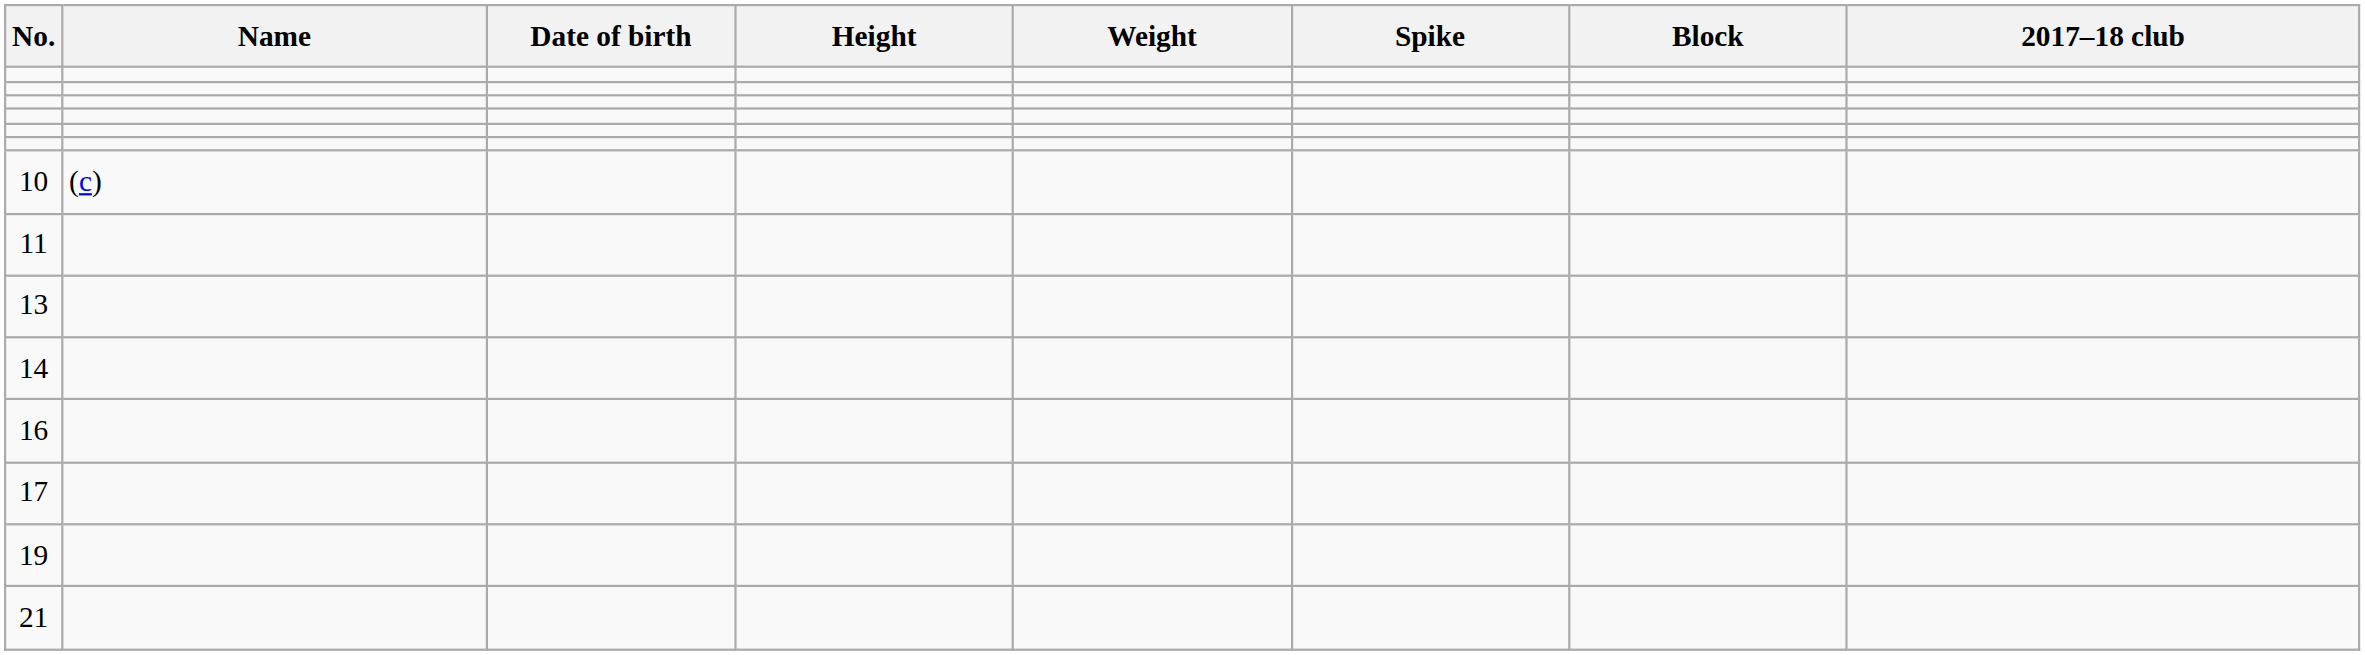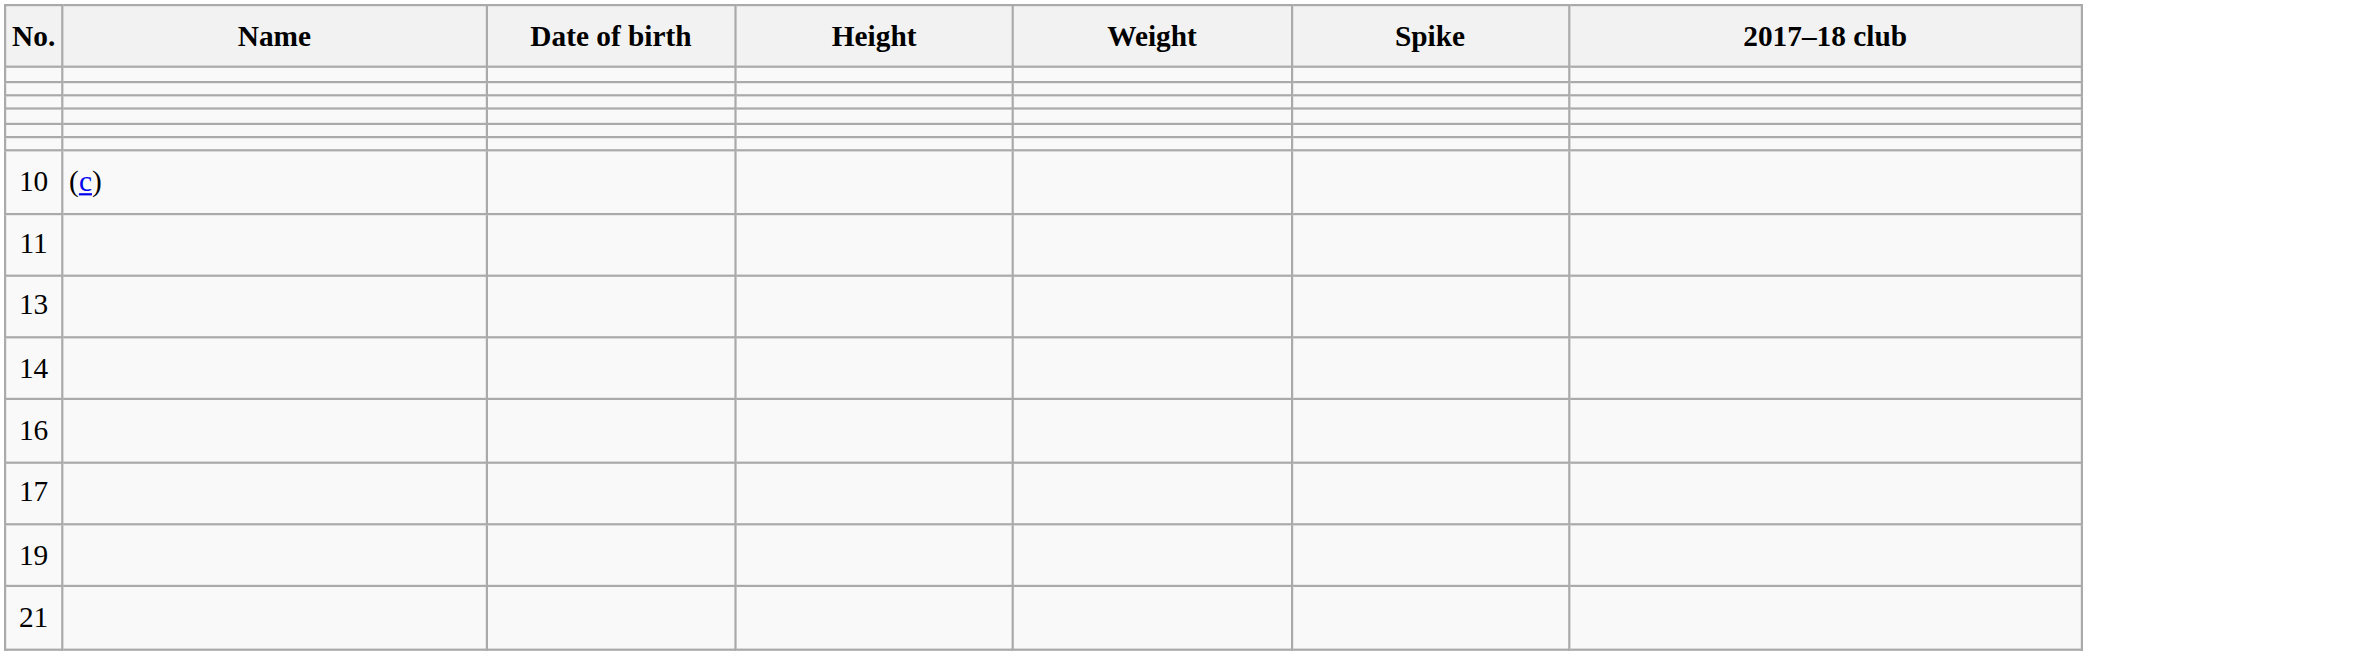- column: (1708, 35)
